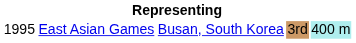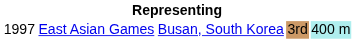(19, 29) 1995 -> (19, 29) 1997
